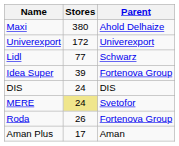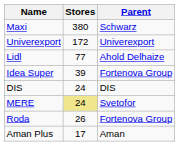(132, 27) Ahold Delhaize -> (118, 27) Schwarz
(118, 57) Schwarz -> (132, 57) Ahold Delhaize
